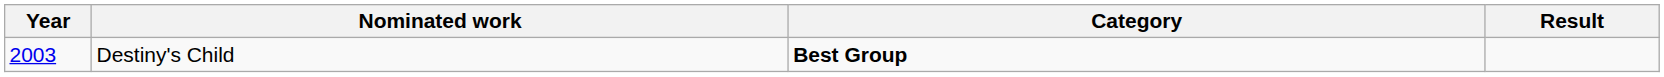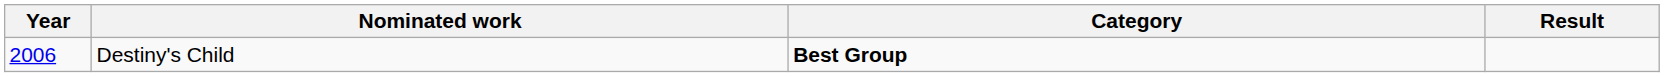(33, 54) 2003 -> (33, 54) 2006
